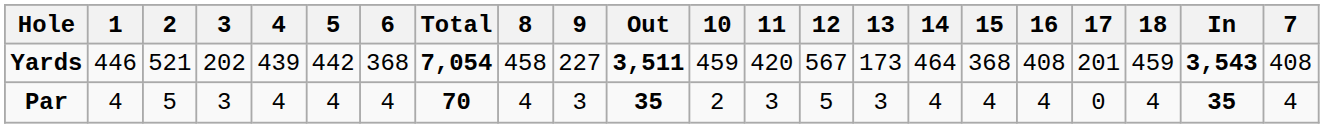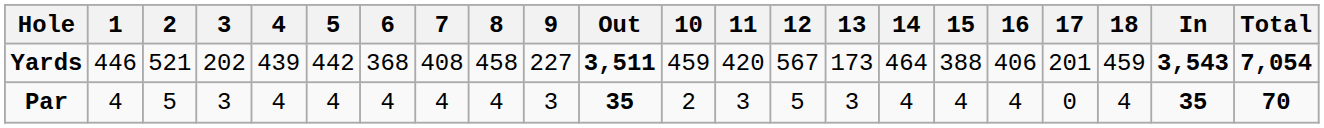columns swapped: (1291, 24) <-> (456, 24)
(990, 63) 368 -> (961, 63) 388
(1044, 63) 408 -> (1015, 63) 406
